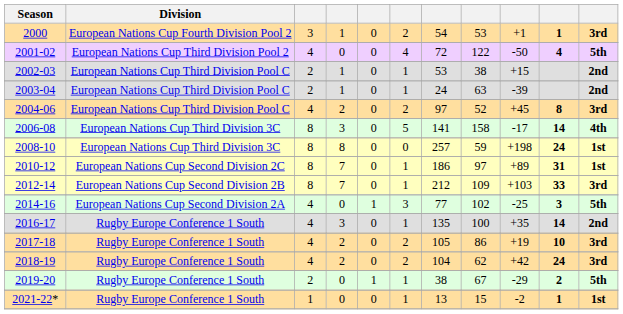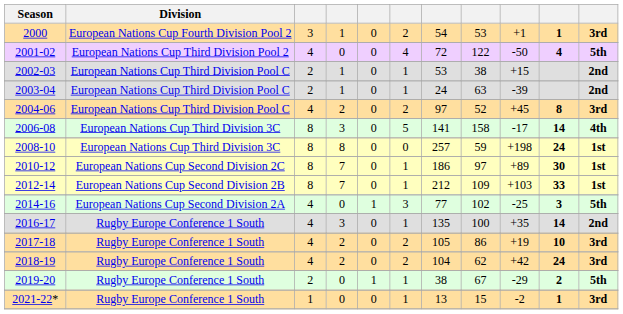(559, 166) 31 -> (559, 166) 30
(598, 185) 3rd -> (598, 185) 1st
(598, 299) 1st -> (598, 299) 3rd
